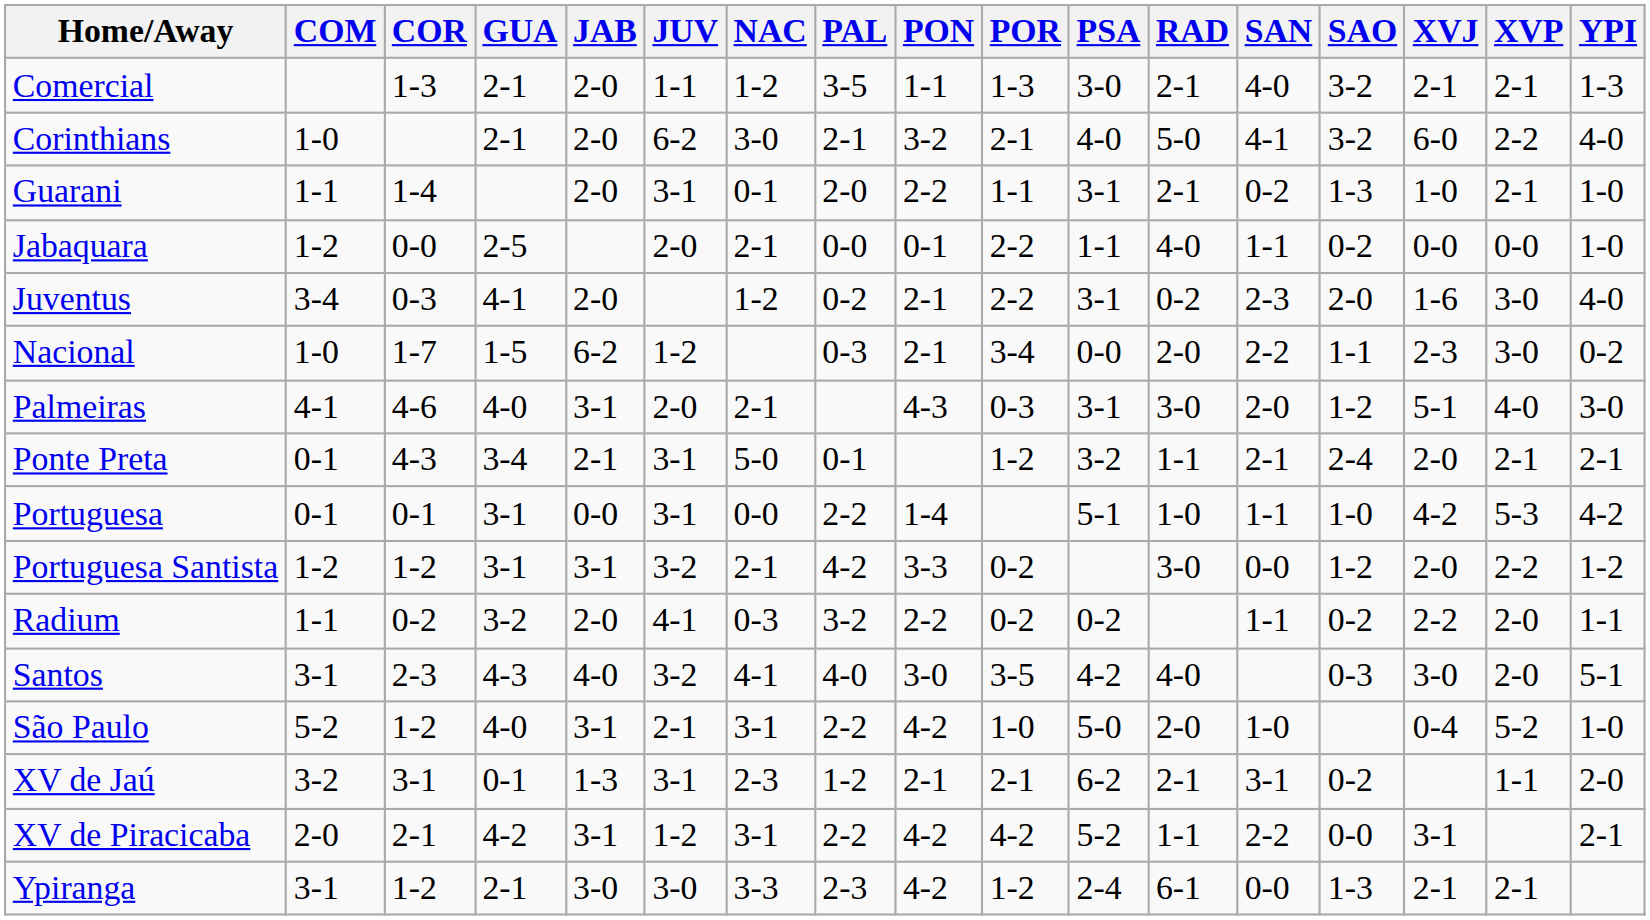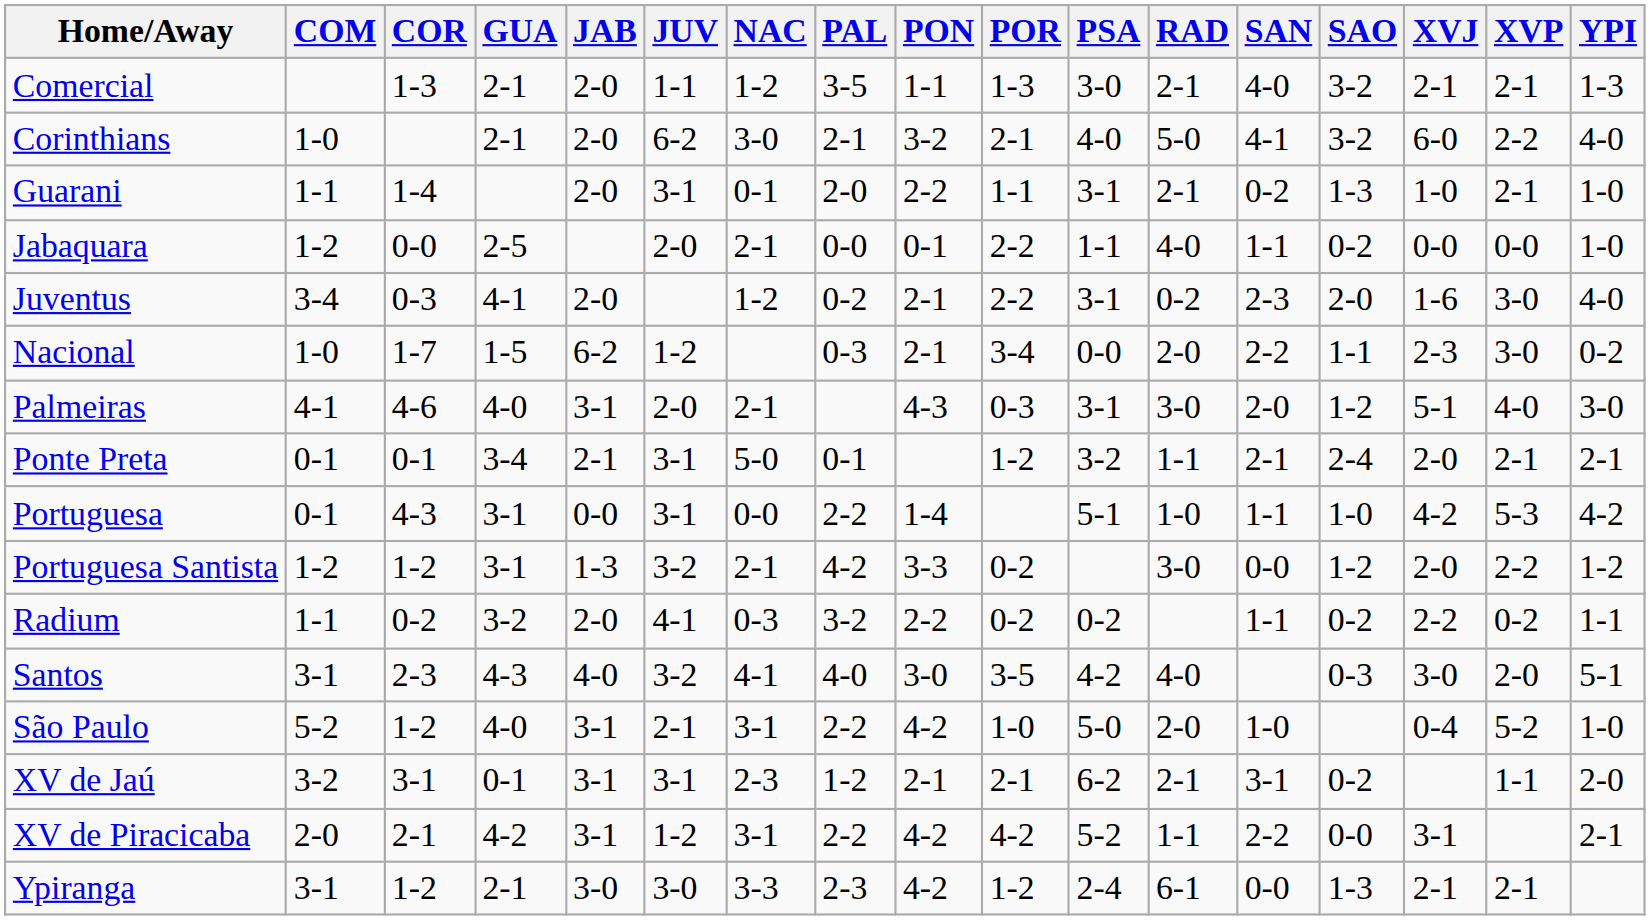(414, 459) 4-3 -> (414, 459) 0-1
(414, 513) 0-1 -> (414, 513) 4-3
(596, 566) 3-1 -> (596, 566) 1-3
(1516, 620) 2-0 -> (1516, 620) 0-2
(596, 780) 1-3 -> (596, 780) 3-1
